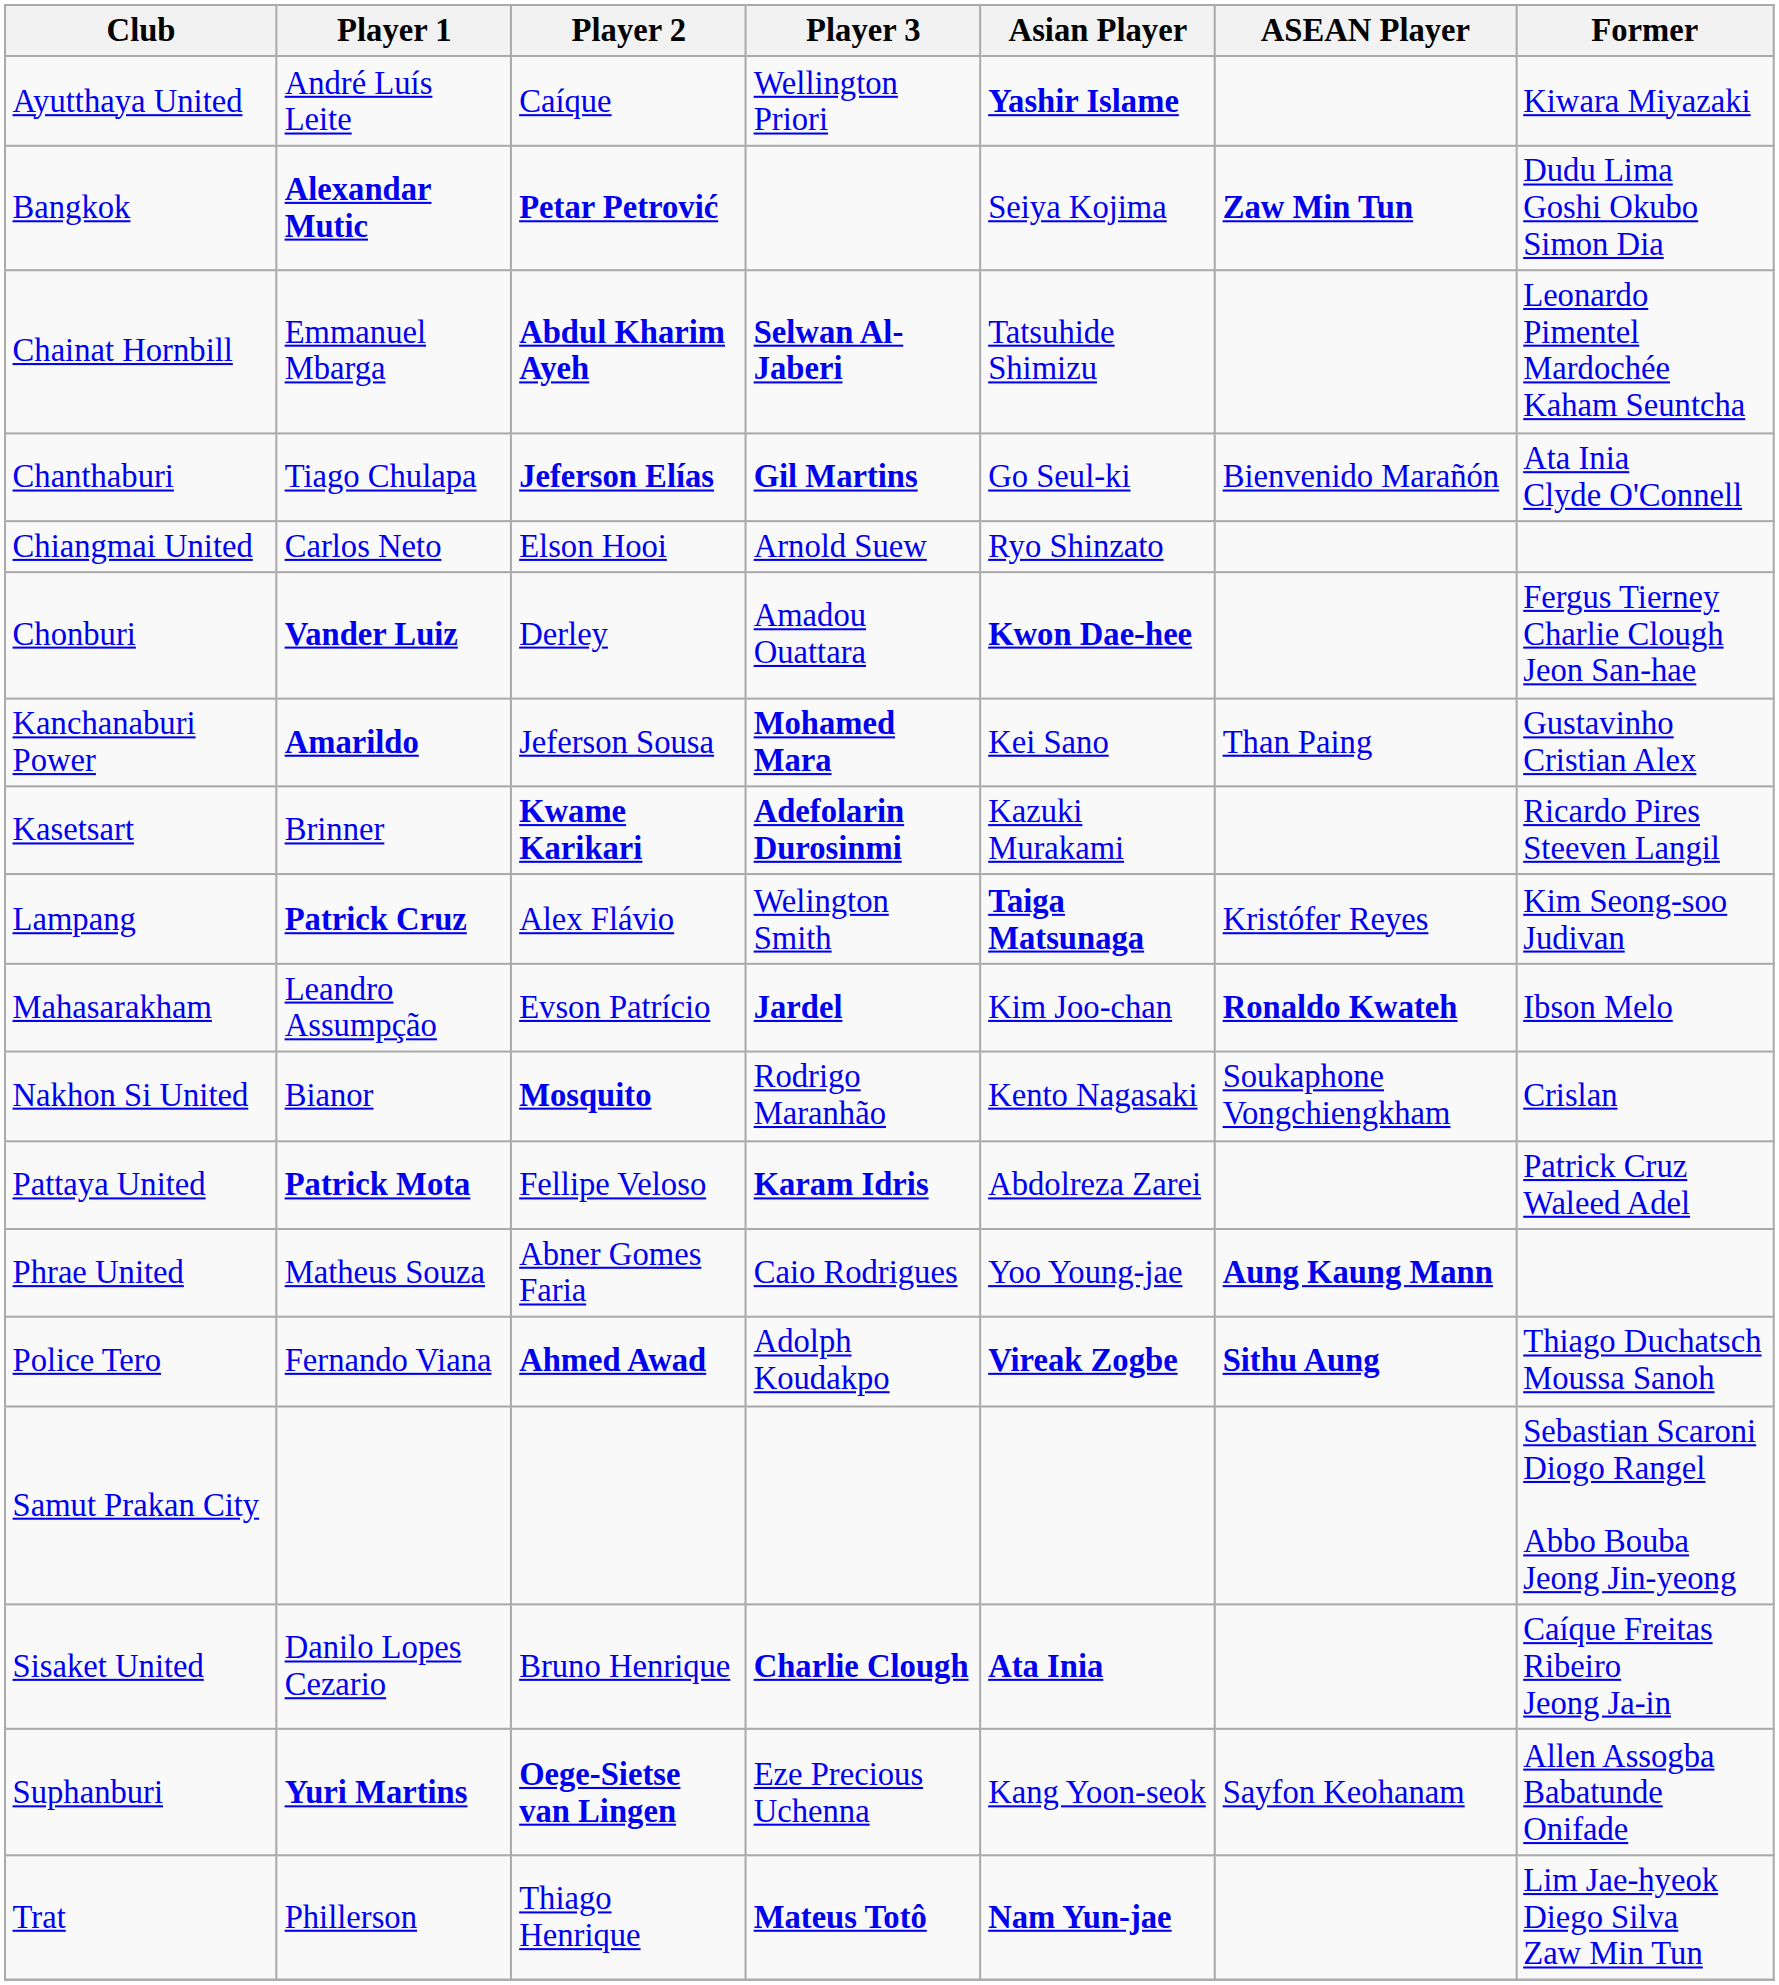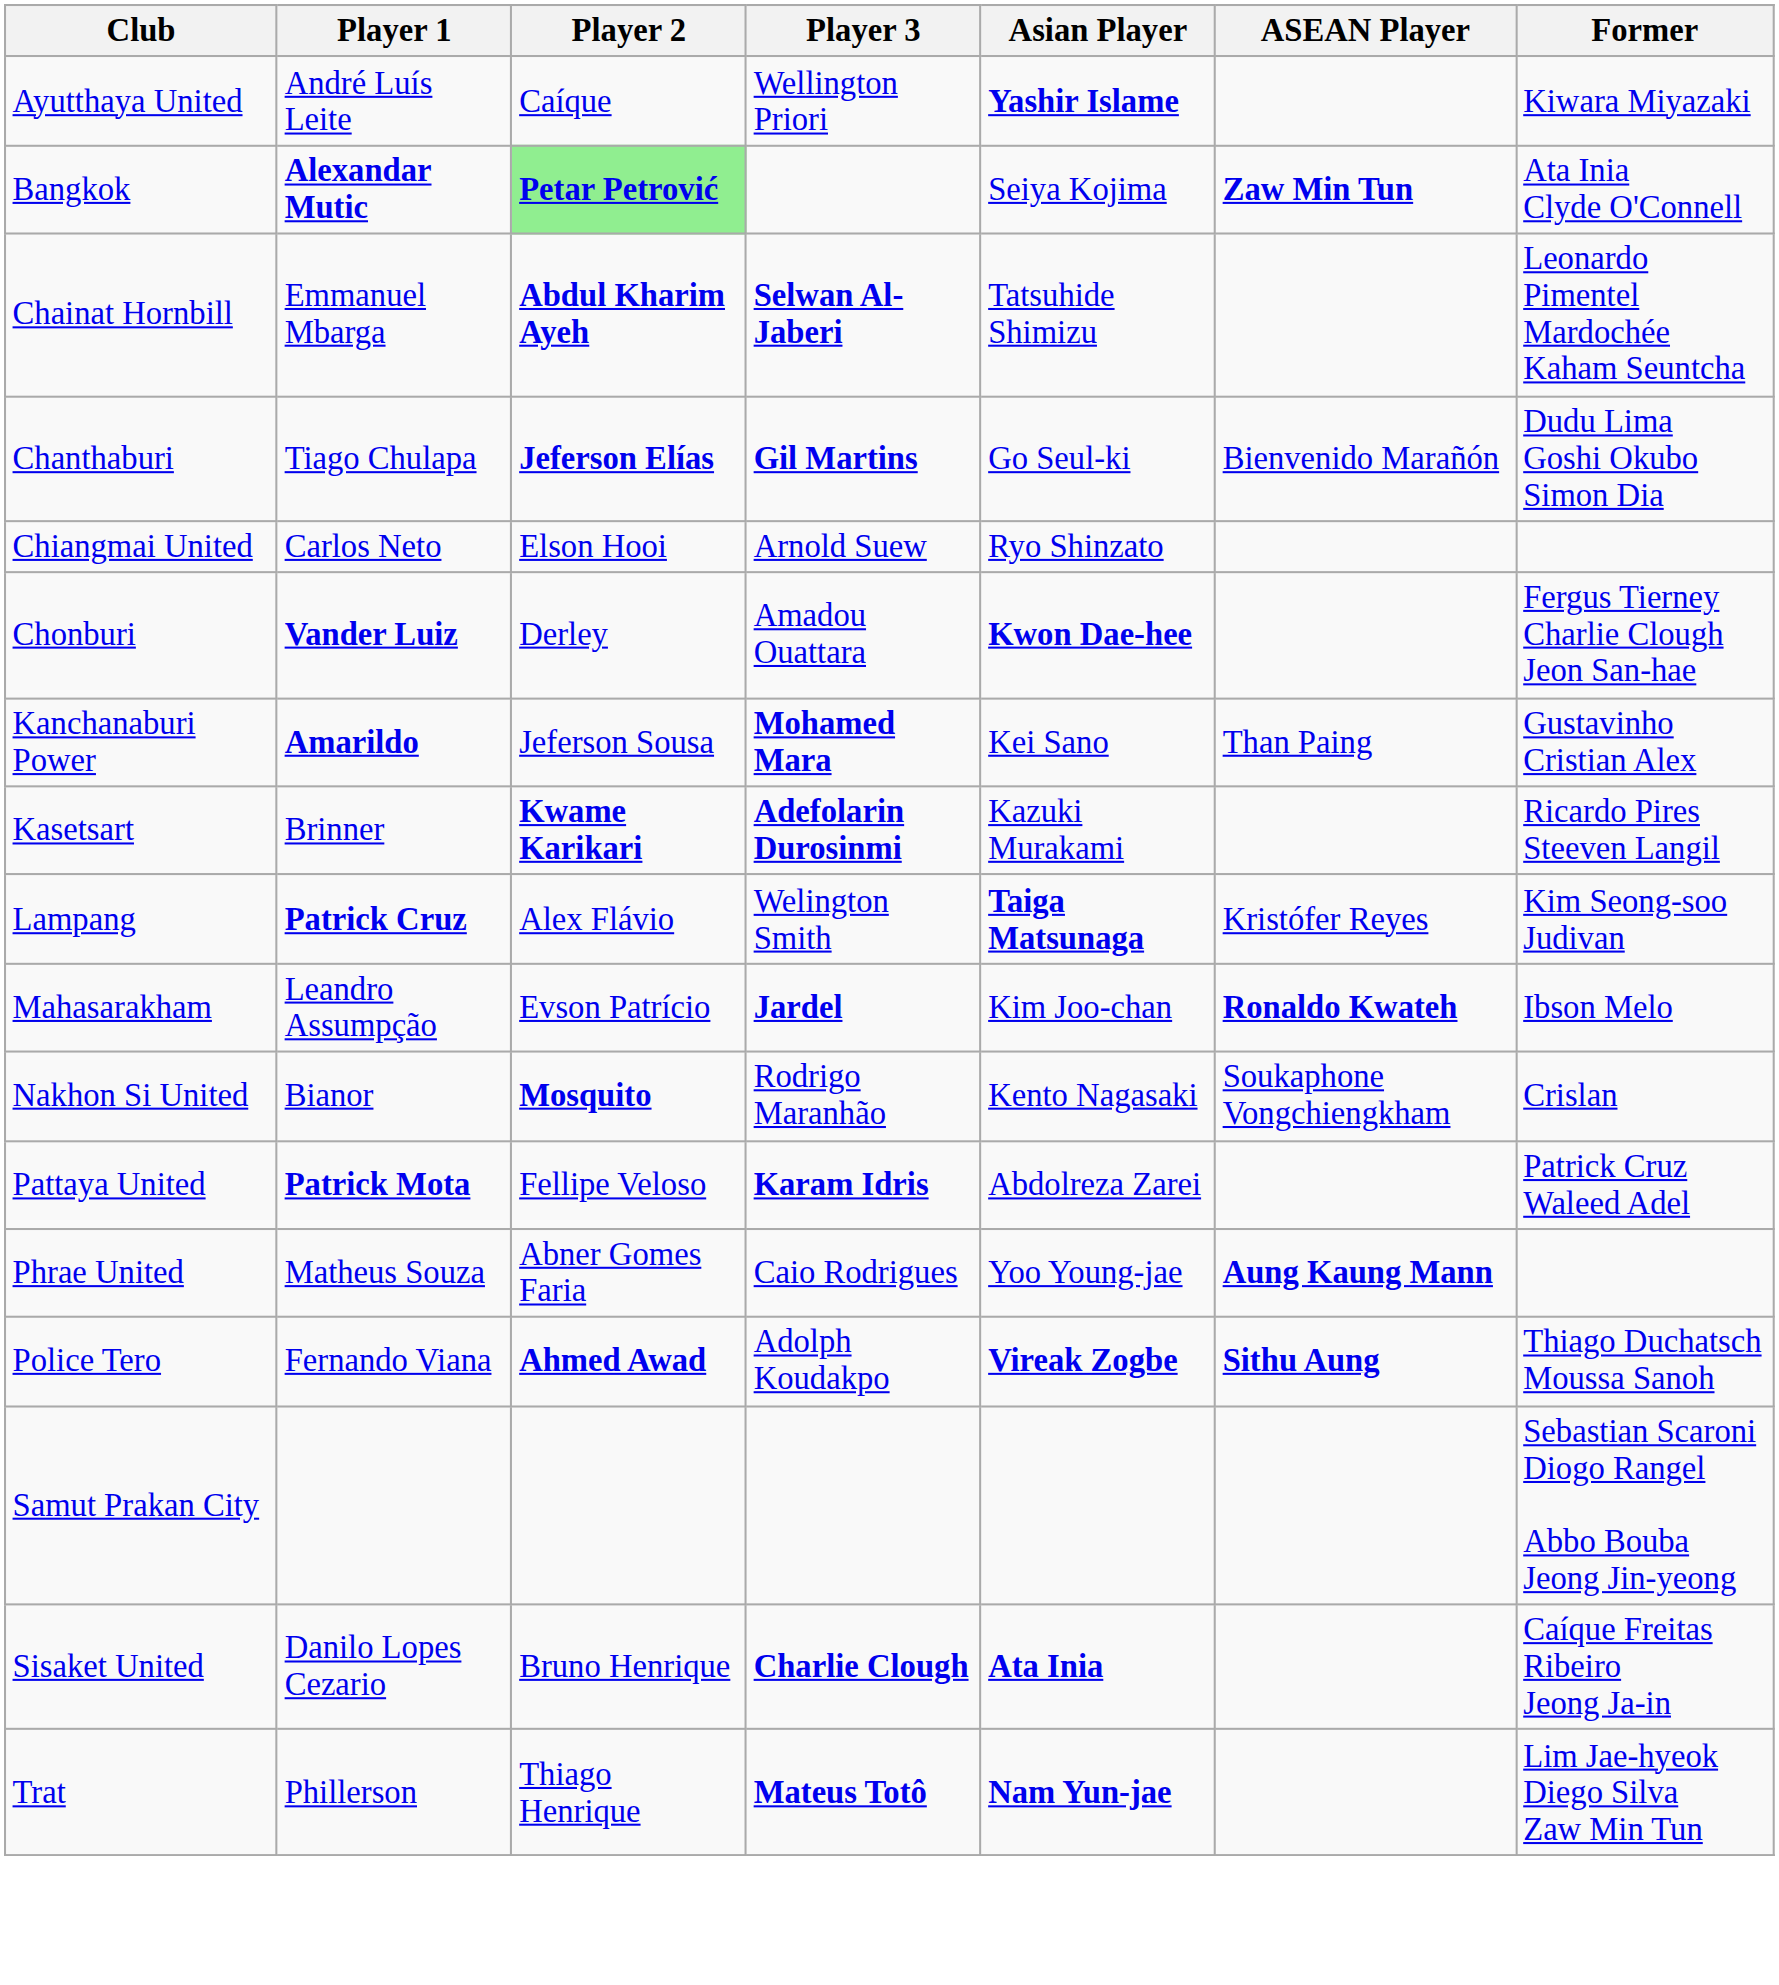(619, 207) no background -> (619, 188) lightgreen background
(1611, 207) Dudu Lima Goshi Okubo Simon Dia -> (1633, 188) Ata Inia Clyde O'Connell
(1633, 476) Ata Inia Clyde O'Connell -> (1611, 457) Dudu Lima Goshi Okubo Simon Dia
- row: (88, 1791)
